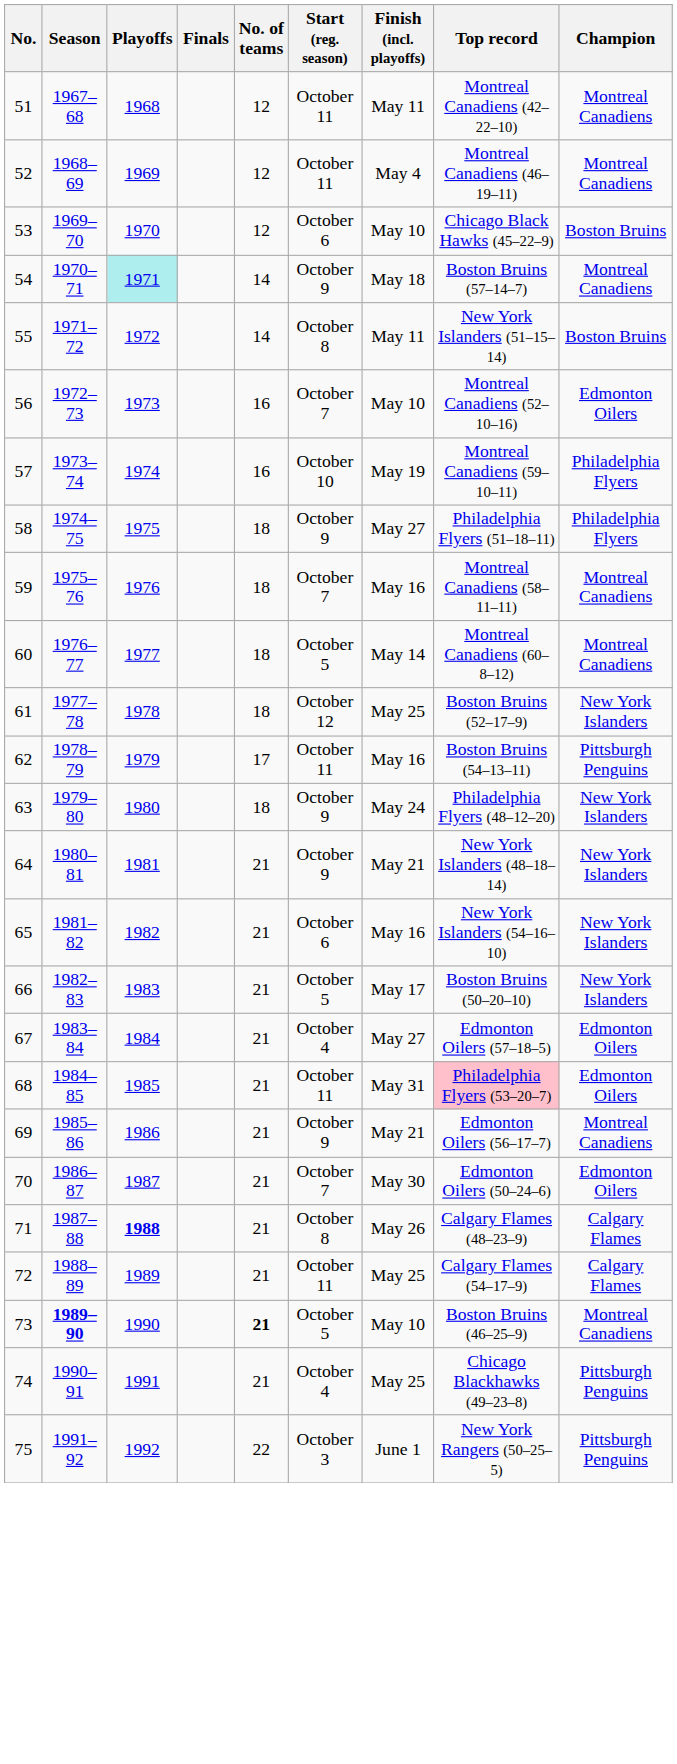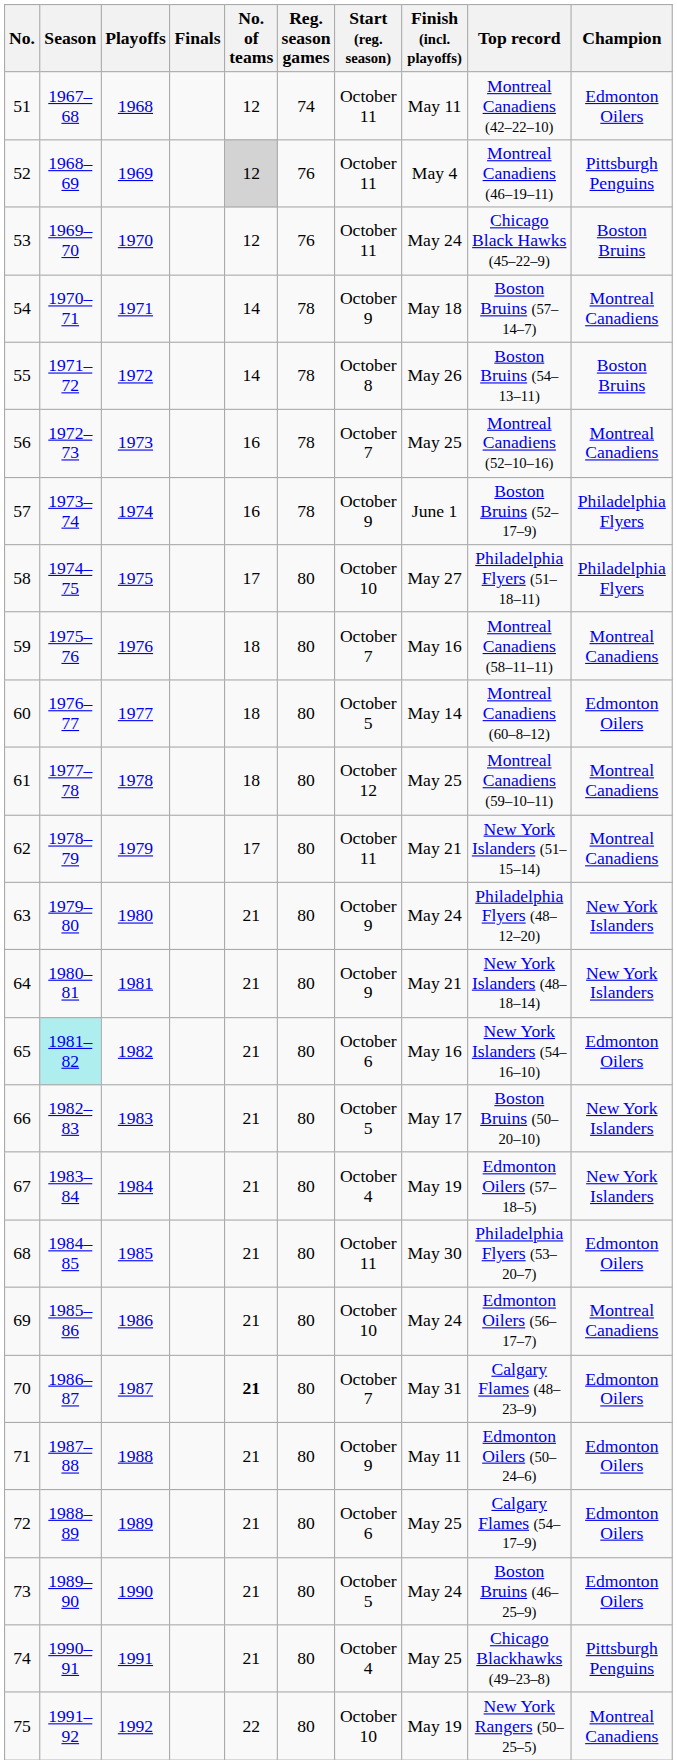+ column: (306, 38)
(616, 105) Montreal Canadiens -> (622, 105) Edmonton Oilers
(261, 173) no background -> (251, 173) lightgrey background
(616, 173) Montreal Canadiens -> (622, 173) Pittsburgh Penguins
(325, 230) October 6 -> (368, 240) October 11
(398, 230) May 10 -> (435, 240) May 24
(142, 278) paleturquoise background -> (135, 308) no background
(398, 336) May 11 -> (435, 375) May 26
(497, 336) New York Islanders (51–15–14) -> (519, 375) Boston Bruins (54–13–11)
(398, 403) May 10 -> (435, 443) May 25
(616, 403) Edmonton Oilers -> (622, 443) Montreal Canadiens
(325, 471) October 10 -> (368, 510) October 9
(398, 471) May 19 -> (435, 510) June 1
(497, 471) Montreal Canadiens (59–10–11) -> (519, 510) Boston Bruins (52–17–9)
(261, 528) 18 -> (251, 578) 17
(325, 528) October 9 -> (368, 578) October 10
(616, 653) Montreal Canadiens -> (622, 713) Edmonton Oilers
(497, 711) Boston Bruins (52–17–9) -> (519, 780) Montreal Canadiens (59–10–11)
(616, 711) New York Islanders -> (622, 780) Montreal Canadiens
(398, 759) May 16 -> (435, 848) May 21
(497, 759) Boston Bruins (54–13–11) -> (519, 848) New York Islanders (51–15–14)
(616, 759) Pittsburgh Penguins -> (622, 848) Montreal Canadiens
(261, 807) 18 -> (251, 915) 21
(75, 932) no background -> (70, 1050) paleturquoise background
(616, 932) New York Islanders -> (622, 1050) Edmonton Oilers
(398, 1037) May 27 -> (435, 1185) May 19
(616, 1037) Edmonton Oilers -> (622, 1185) New York Islanders
(398, 1085) May 31 -> (435, 1253) May 30
(497, 1085) pink background -> (519, 1253) no background
(325, 1132) October 9 -> (368, 1320) October 10
(398, 1132) May 21 -> (435, 1320) May 24
(261, 1180) normal -> (251, 1388) bold
(398, 1180) May 30 -> (435, 1388) May 31
(497, 1180) Edmonton Oilers (50–24–6) -> (519, 1388) Calgary Flames (48–23–9)
(142, 1228) bold -> (135, 1456) normal
(325, 1228) October 8 -> (368, 1456) October 9
(398, 1228) May 26 -> (435, 1456) May 11
(497, 1228) Calgary Flames (48–23–9) -> (519, 1456) Edmonton Oilers (50–24–6)
(616, 1228) Calgary Flames -> (622, 1456) Edmonton Oilers
(325, 1276) October 11 -> (368, 1523) October 6
(616, 1276) Calgary Flames -> (622, 1523) Edmonton Oilers
(75, 1323) bold -> (70, 1591) normal
(261, 1323) bold -> (251, 1591) normal
(398, 1323) May 10 -> (435, 1591) May 24
(616, 1323) Montreal Canadiens -> (622, 1591) Edmonton Oilers
(325, 1448) October 3 -> (368, 1726) October 10
(398, 1448) June 1 -> (435, 1726) May 19
(616, 1448) Pittsburgh Penguins -> (622, 1726) Montreal Canadiens
